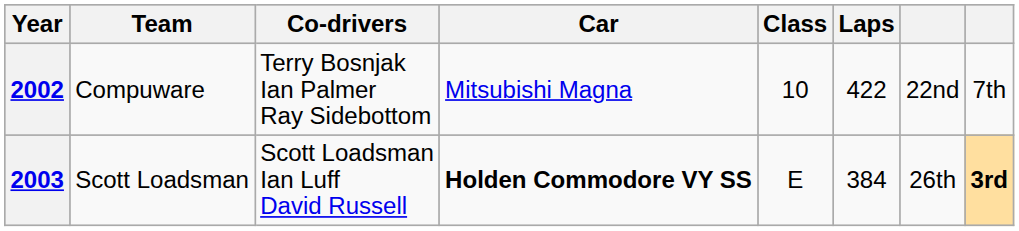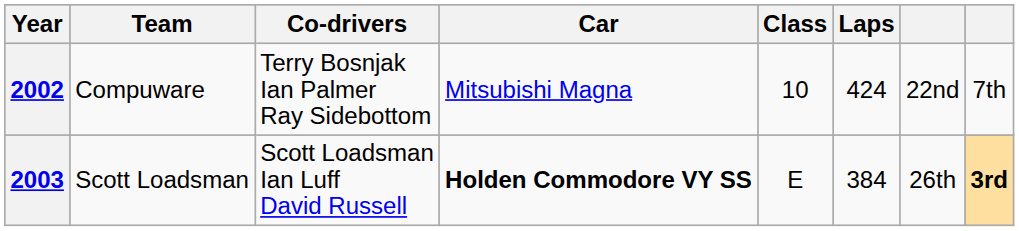(867, 89) 422 -> (867, 89) 424
